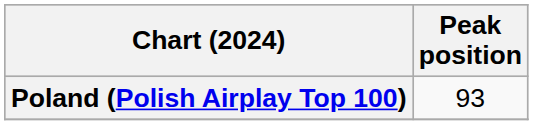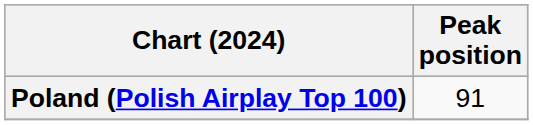(470, 97) 93 -> (470, 97) 91
